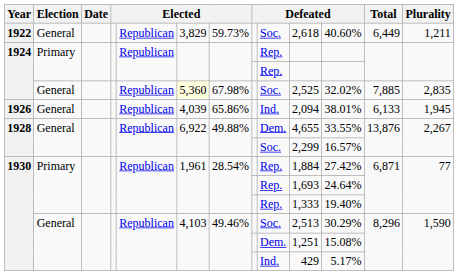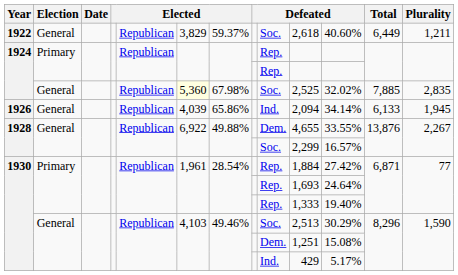(230, 33) 59.73% -> (230, 33) 59.37%
(343, 109) 38.01% -> (343, 109) 34.14%
